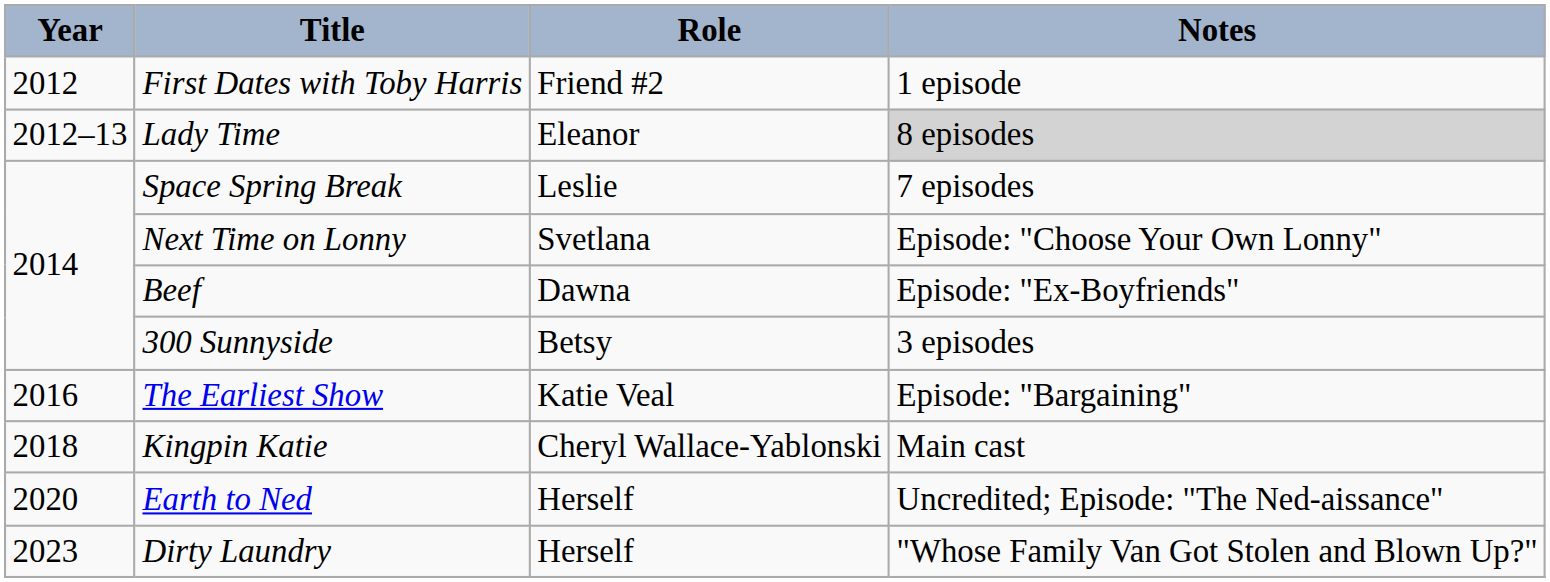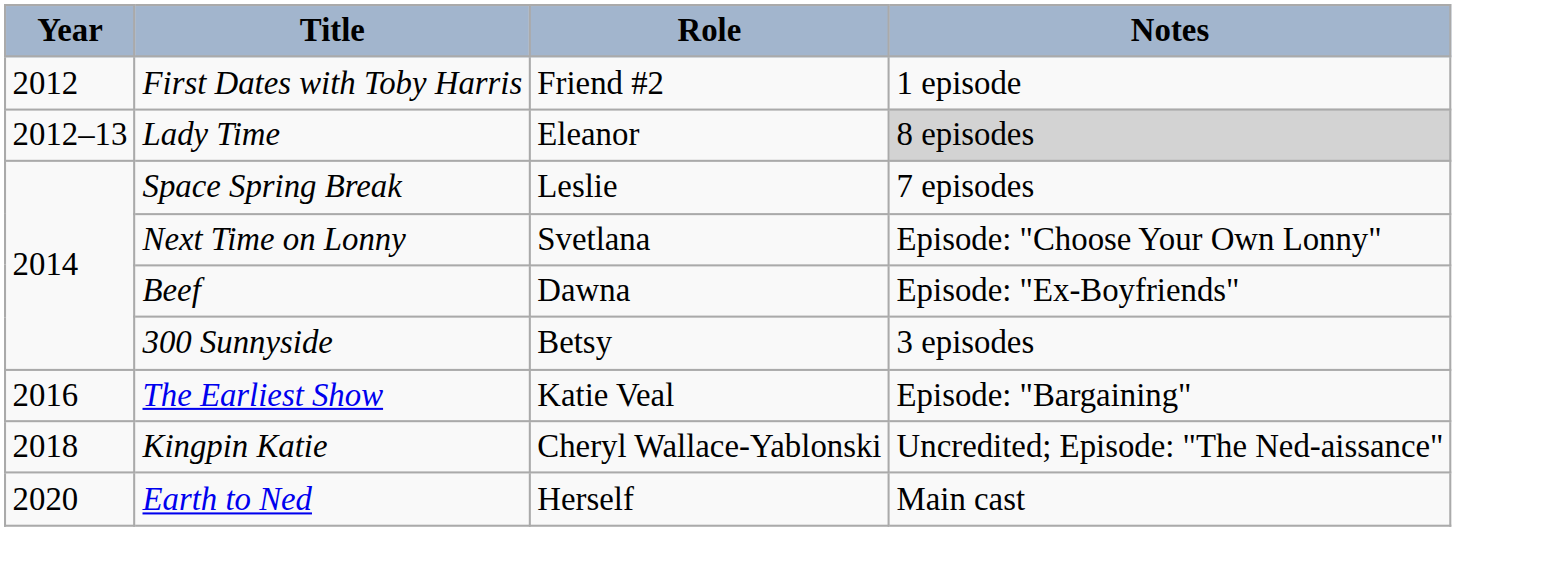(961, 446) Main cast -> (1170, 446) Uncredited; Episode: "The Ned-aissance"
(1170, 498) Uncredited; Episode: "The Ned-aissance" -> (961, 498) Main cast
- row: (237, 550)
